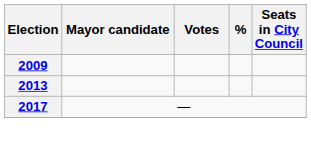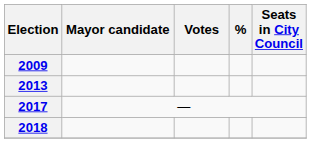+ row: (33, 127)
